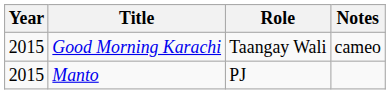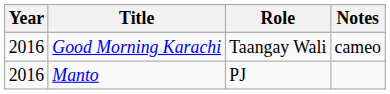(26, 46) 2015 -> (26, 46) 2016
(26, 74) 2015 -> (26, 74) 2016
